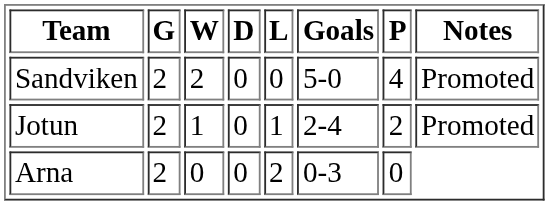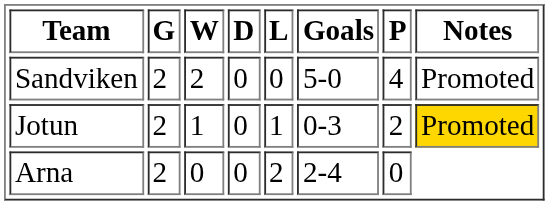(322, 125) 2-4 -> (322, 125) 0-3
(478, 125) no background -> (478, 125) gold background
(322, 172) 0-3 -> (322, 172) 2-4
